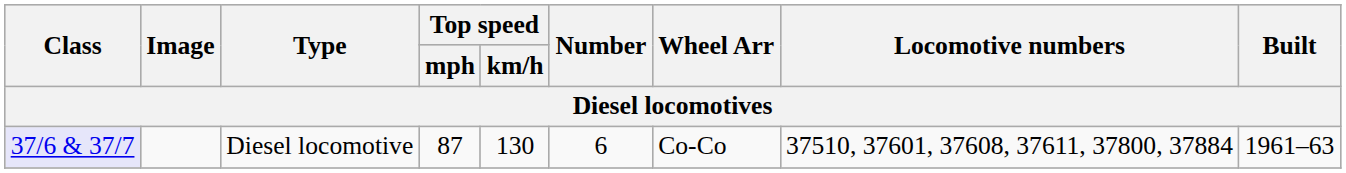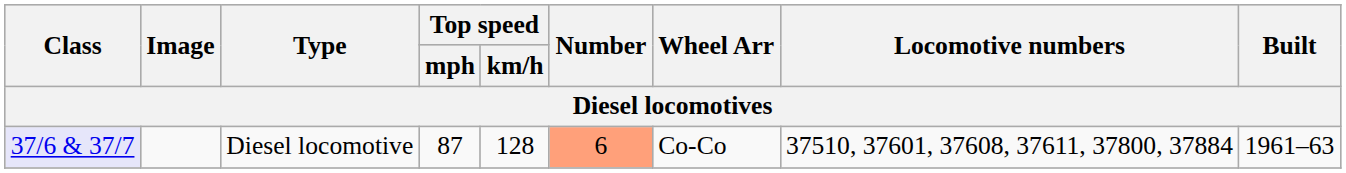(515, 146) 130 -> (515, 146) 128
(601, 146) no background -> (601, 146) lightsalmon background
